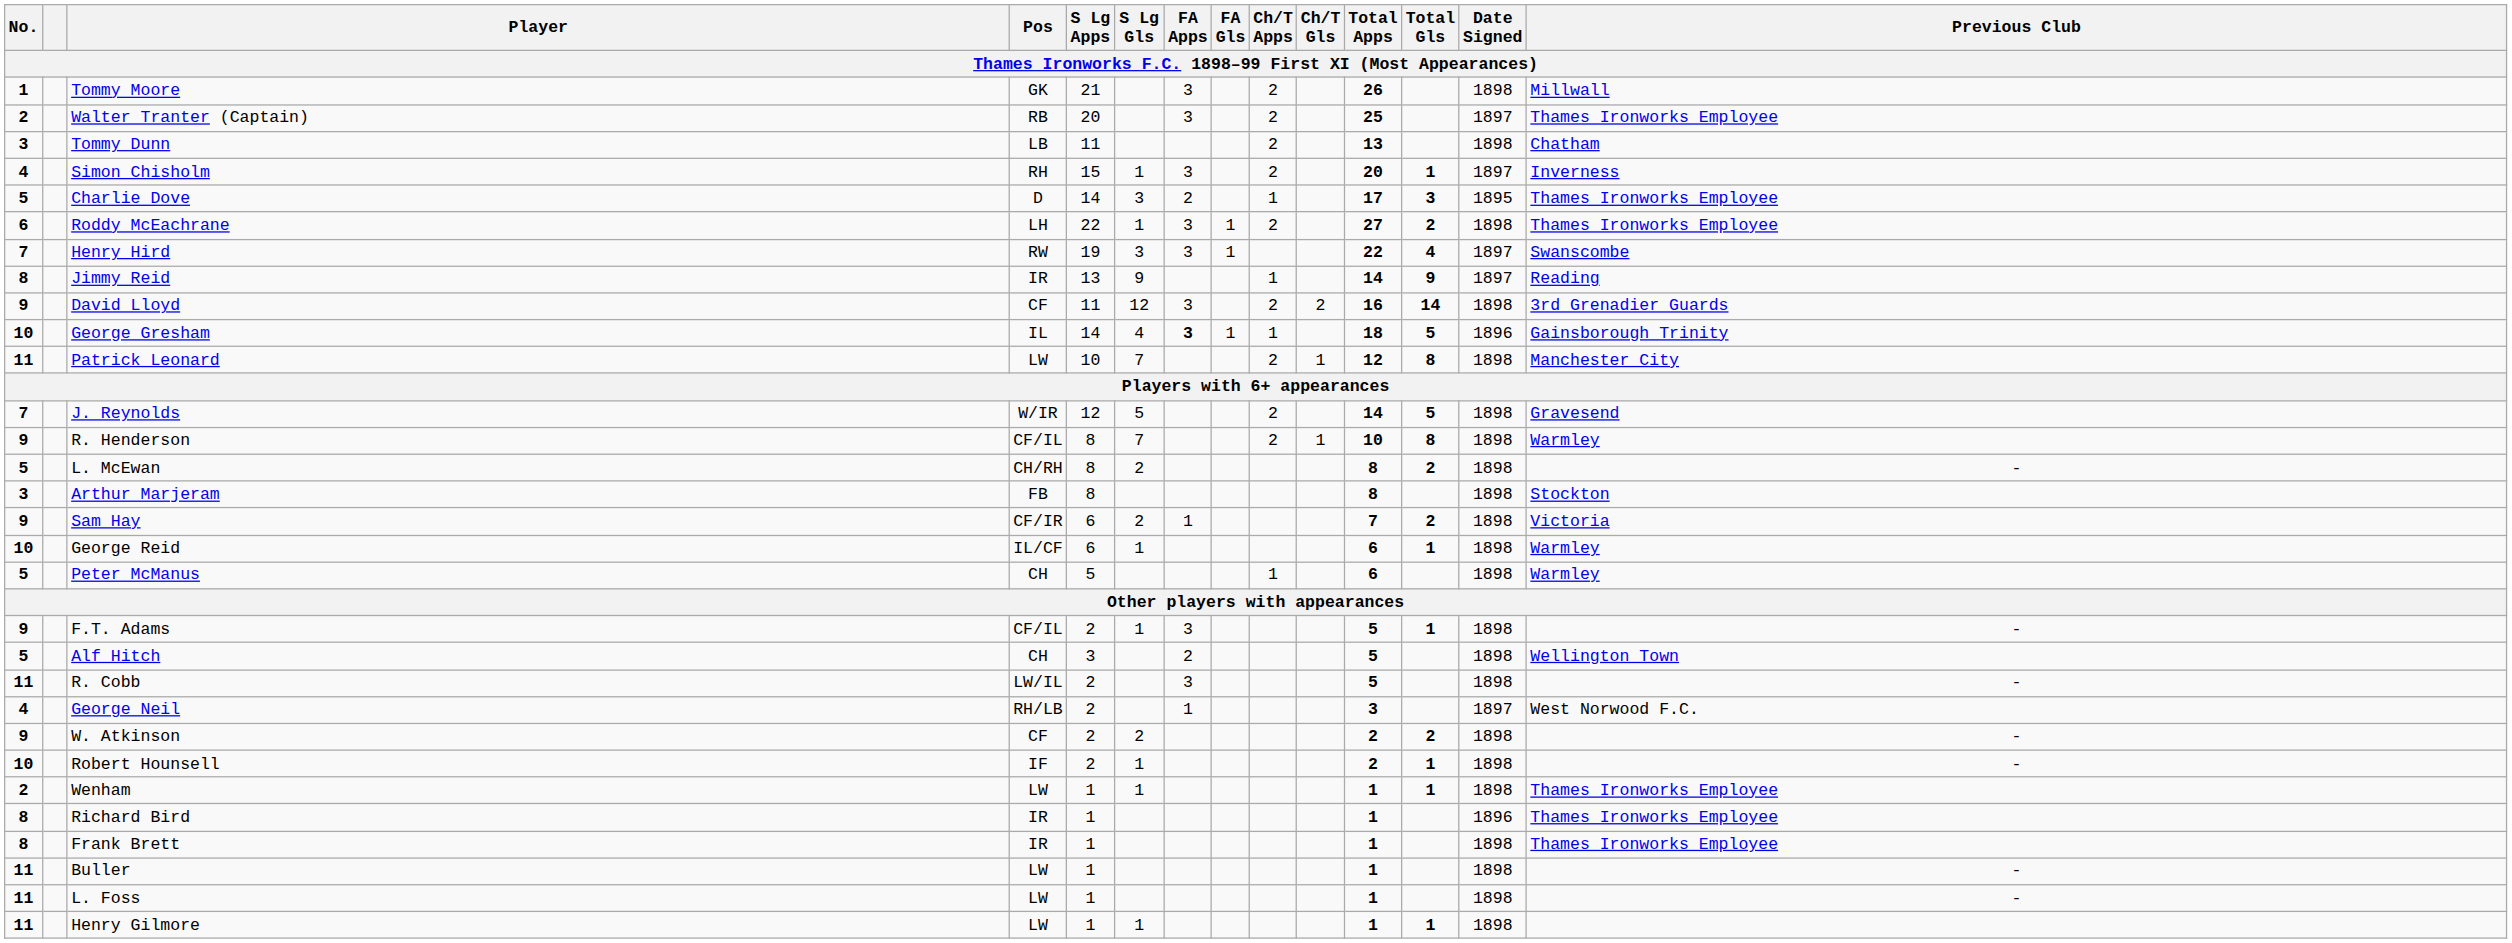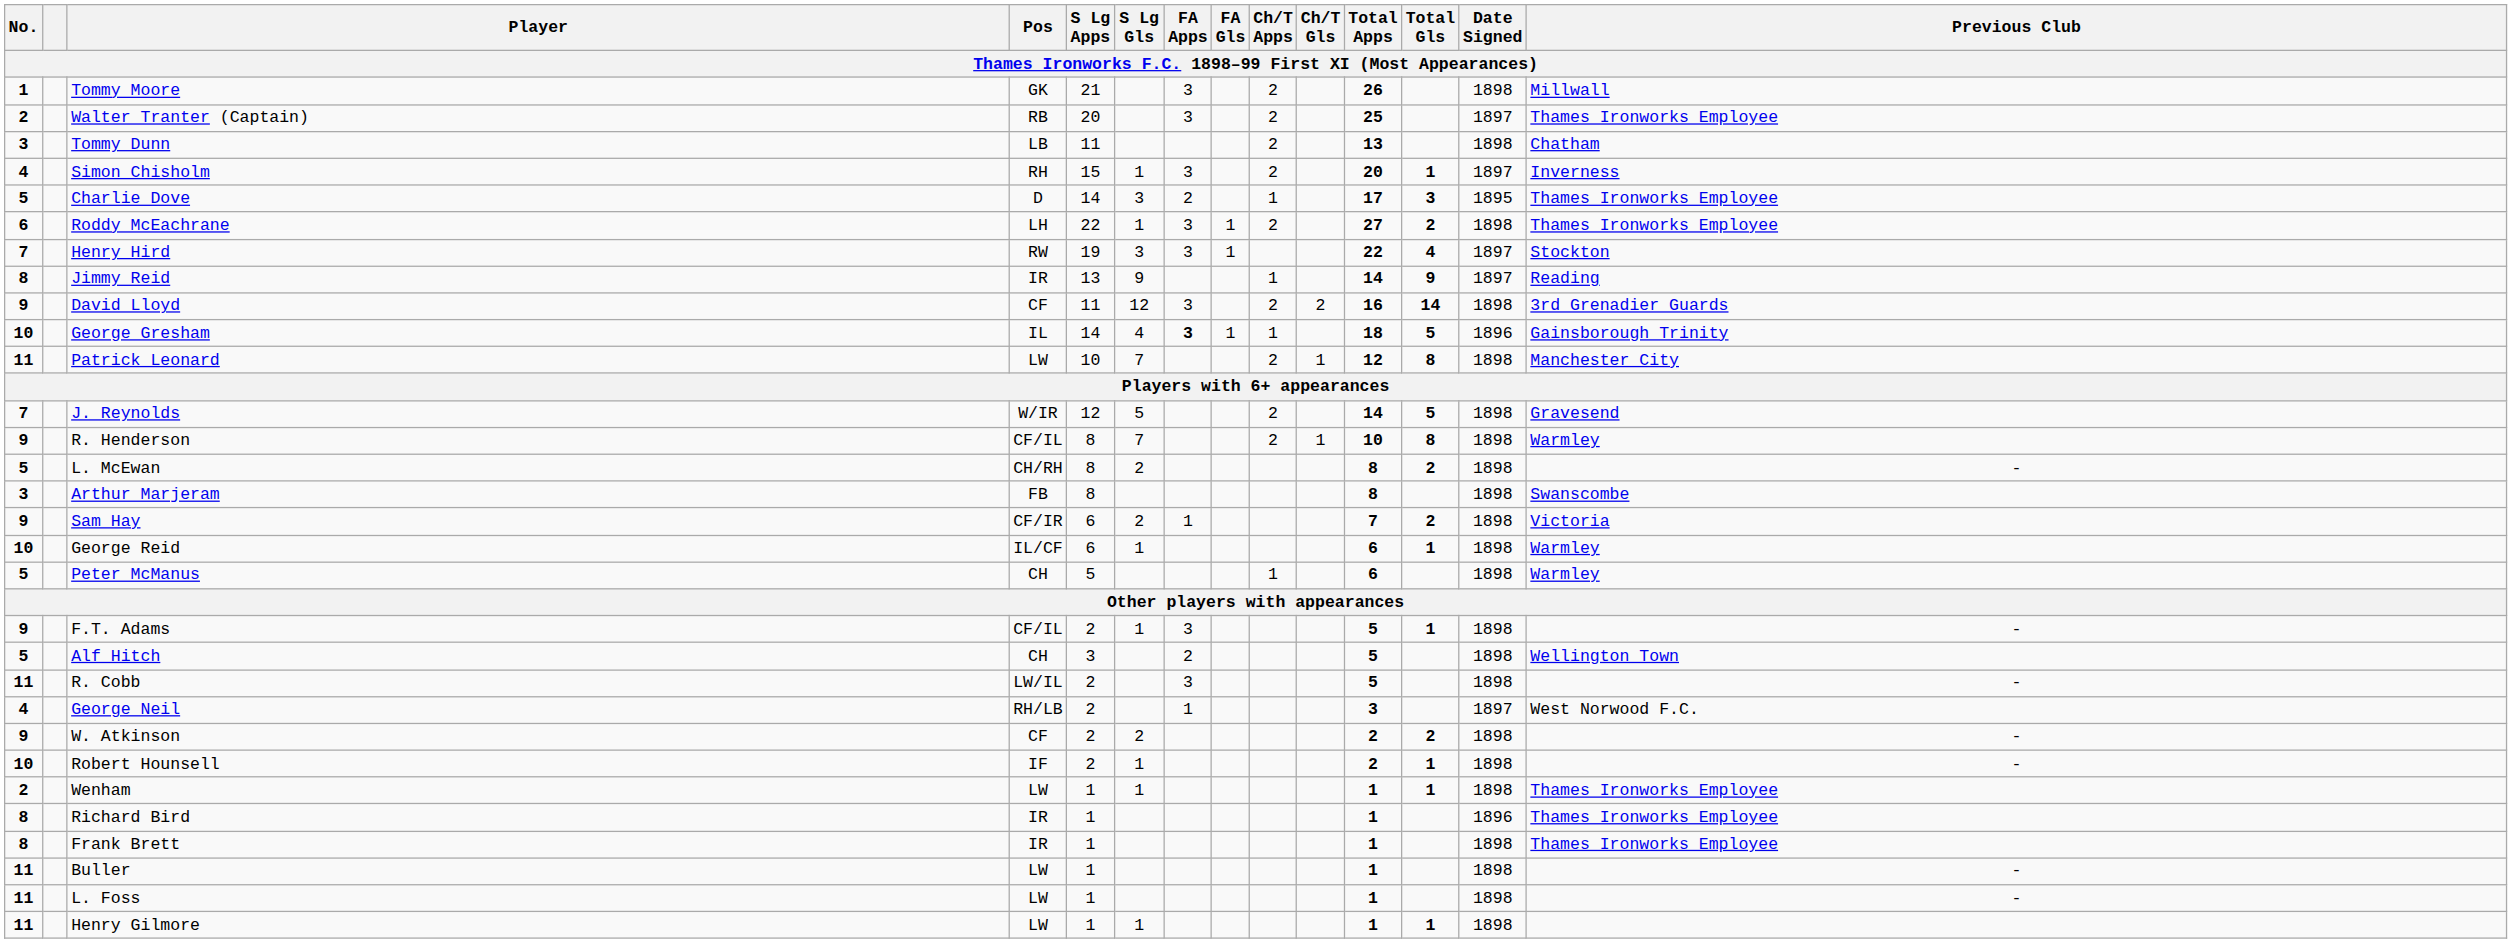(1580, 252) Swanscombe -> (1570, 252) Stockton
(1570, 495) Stockton -> (1580, 495) Swanscombe
